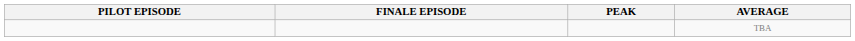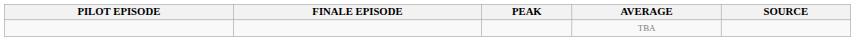+ column: (786, 12)
